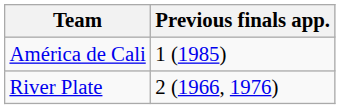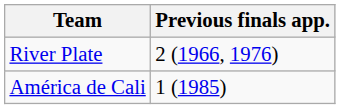rows swapped: (78, 53) <-> (56, 86)
